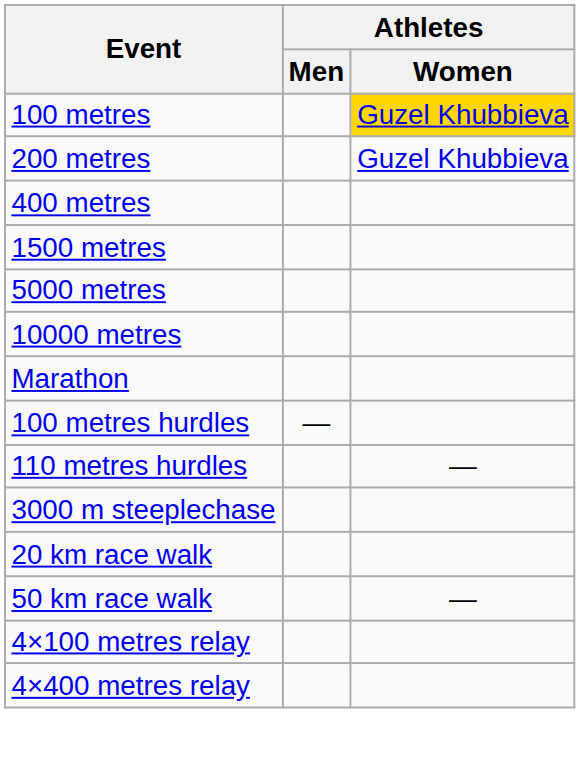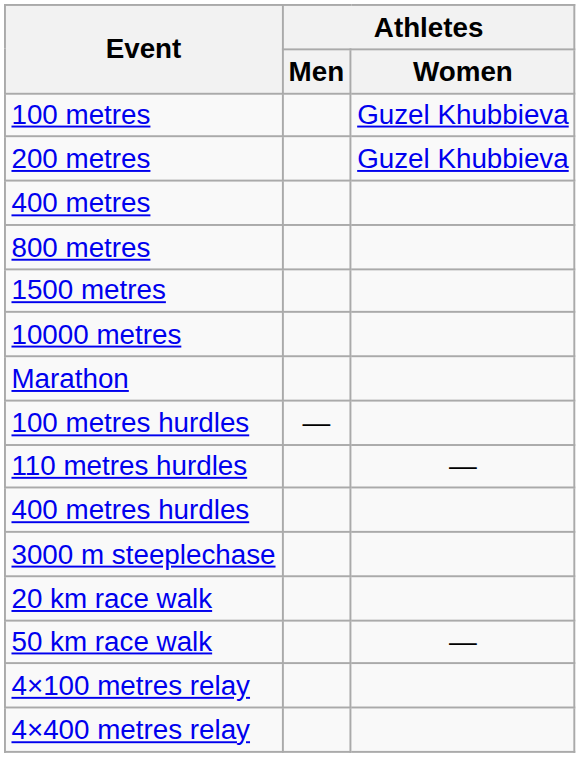(463, 115) gold background -> (463, 115) no background
+ row: (81, 247)
- row: (89, 291)
+ row: (130, 510)
